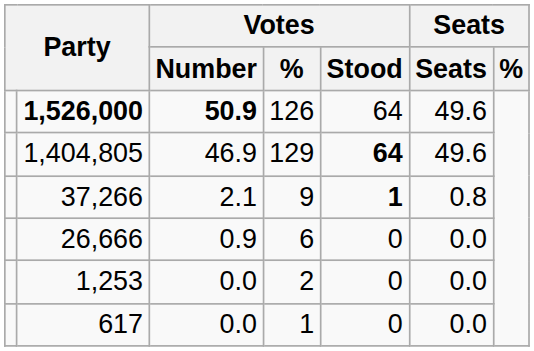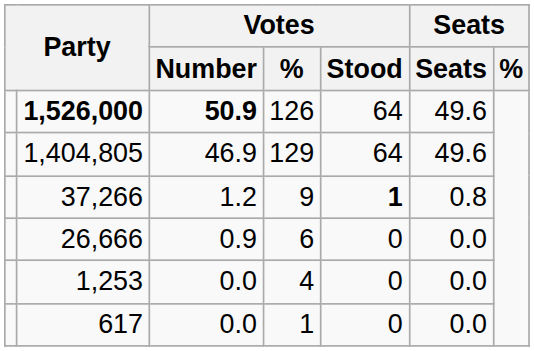(388, 153) bold -> (388, 153) normal
(238, 196) 2.1 -> (238, 196) 1.2
(307, 281) 2 -> (307, 281) 4
